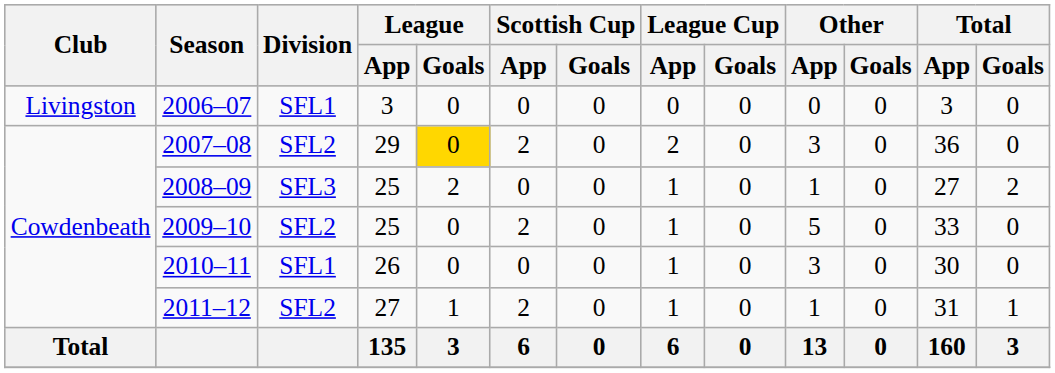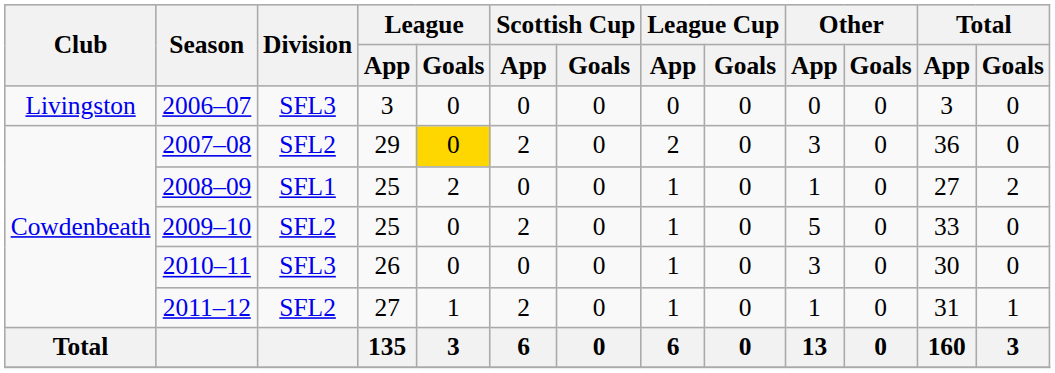(308, 105) SFL1 -> (308, 105) SFL3
(308, 186) SFL3 -> (308, 186) SFL1
(308, 266) SFL1 -> (308, 266) SFL3
